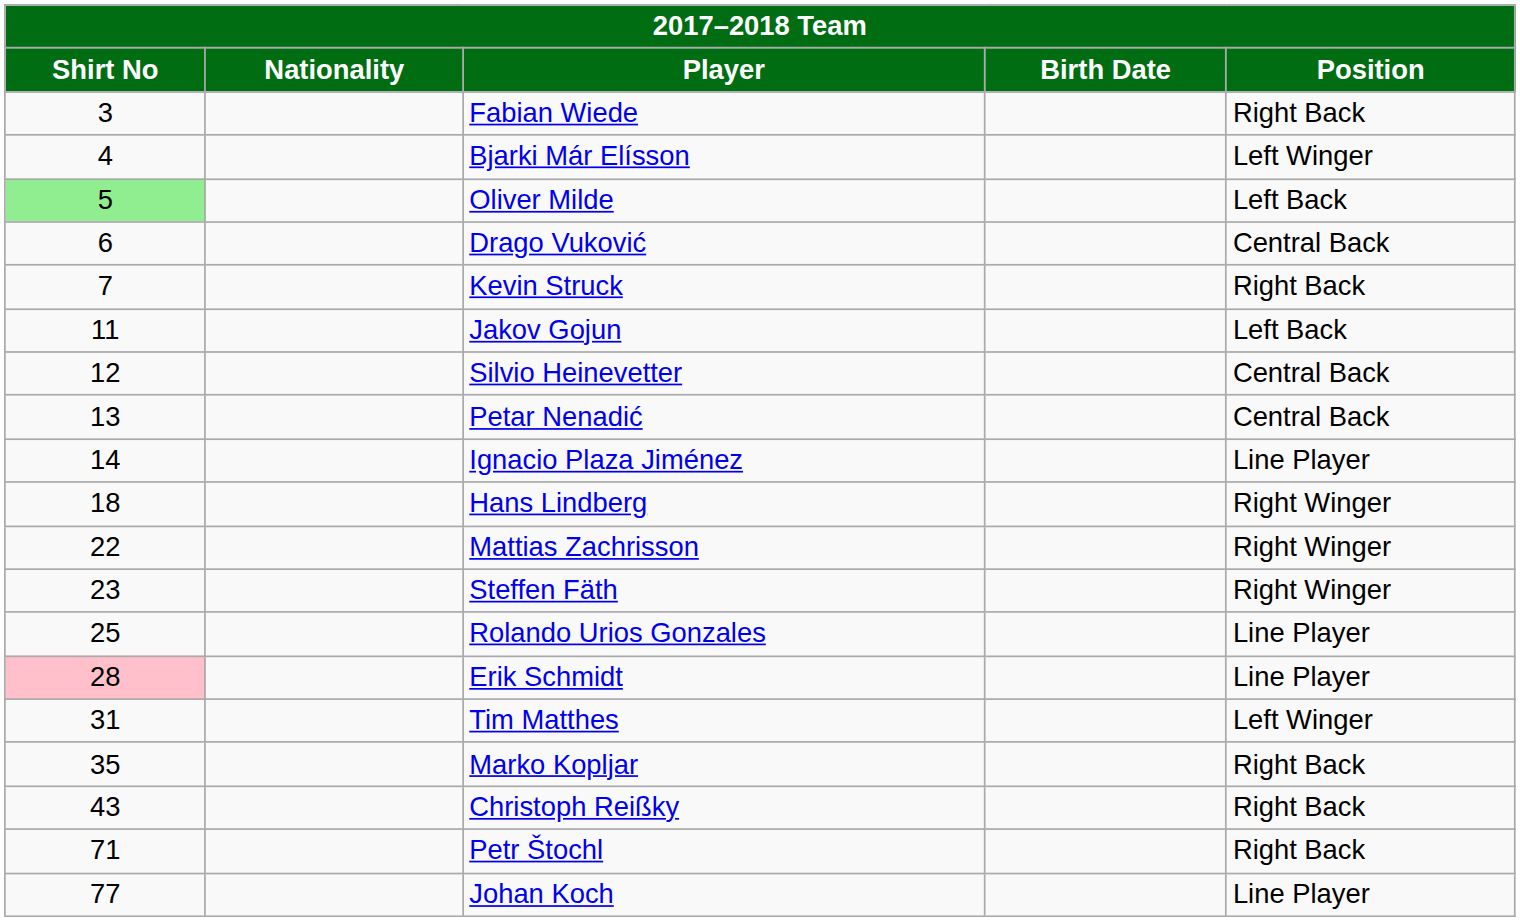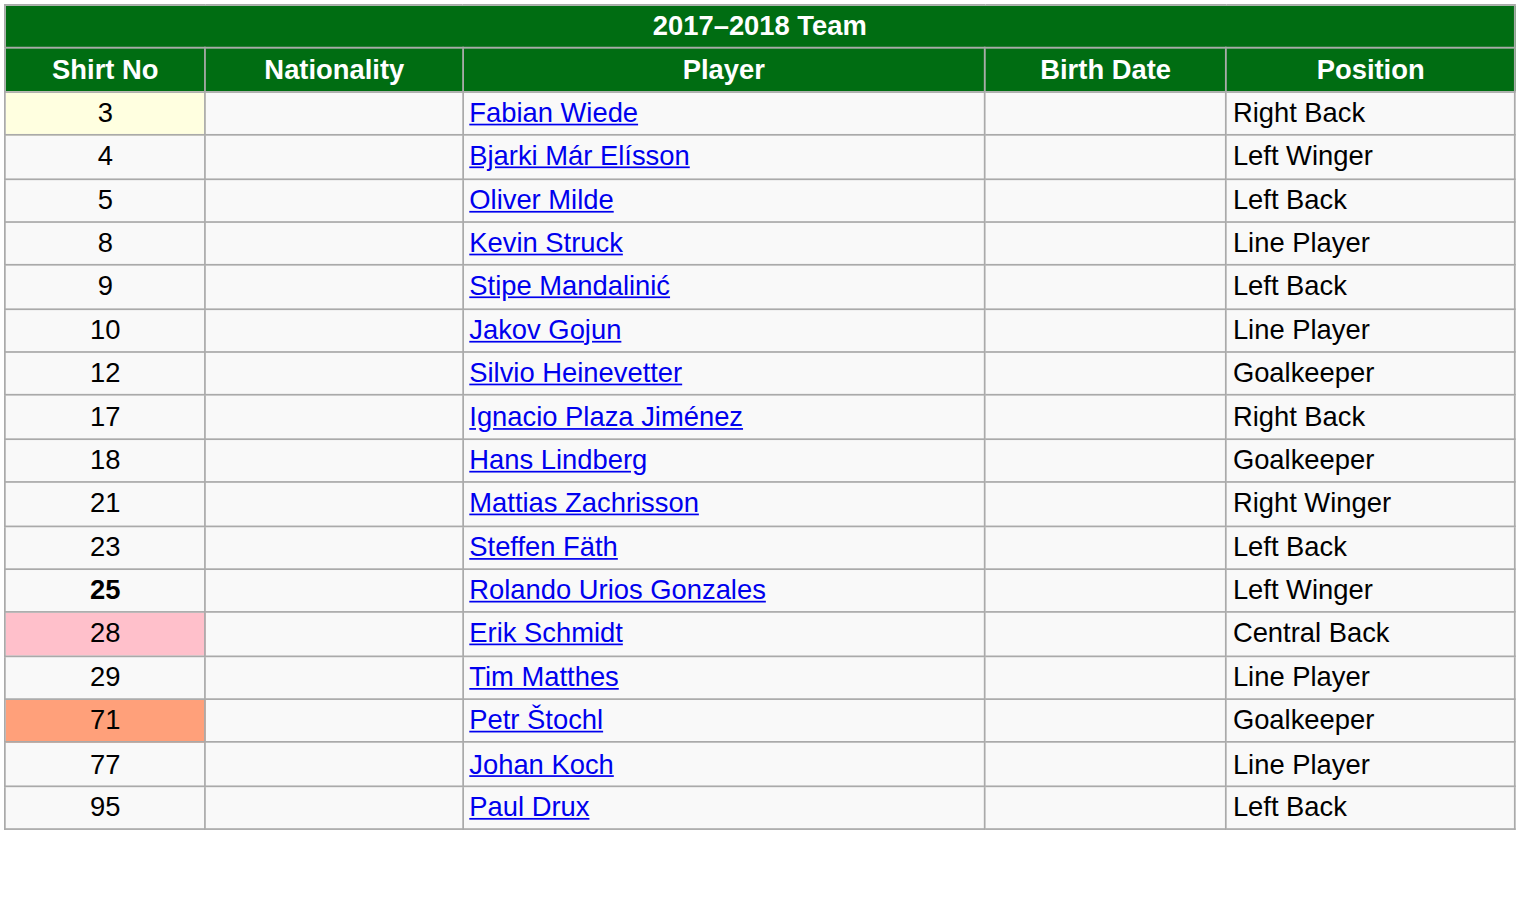(105, 112) no background -> (105, 112) lightyellow background
(105, 199) lightgreen background -> (105, 199) no background
- row: (558, 243)
(105, 286) 7 -> (105, 243) 8
(1299, 286) Right Back -> (1301, 243) Line Player
+ row: (570, 286)
(105, 329) 11 -> (105, 329) 10
(1290, 329) Left Back -> (1301, 329) Line Player
(1311, 373) Central Back -> (1304, 373) Goalkeeper
- row: (556, 416)
(105, 460) 14 -> (105, 416) 17
(1301, 460) Line Player -> (1299, 416) Right Back
(1312, 503) Right Winger -> (1304, 460) Goalkeeper
(105, 546) 22 -> (105, 503) 21
(1312, 590) Right Winger -> (1290, 546) Left Back
(105, 633) normal -> (105, 590) bold
(1301, 633) Line Player -> (1303, 590) Left Winger
(1301, 677) Line Player -> (1311, 633) Central Back
(105, 720) 31 -> (105, 677) 29
(1303, 720) Left Winger -> (1301, 677) Line Player
- row: (554, 763)
- row: (574, 807)
(105, 850) no background -> (105, 720) lightsalmon background
(1299, 850) Right Back -> (1304, 720) Goalkeeper
+ row: (529, 807)
